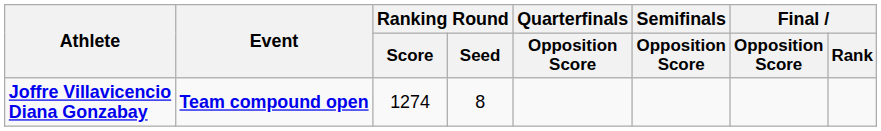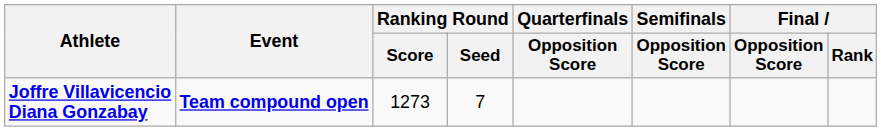(410, 102) 1274 -> (410, 102) 1273
(480, 102) 8 -> (480, 102) 7
